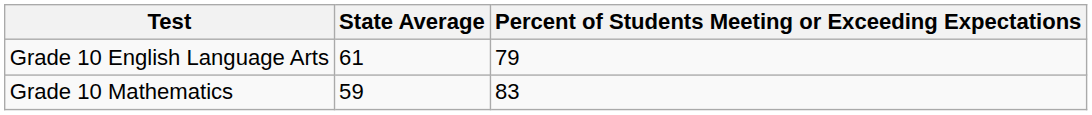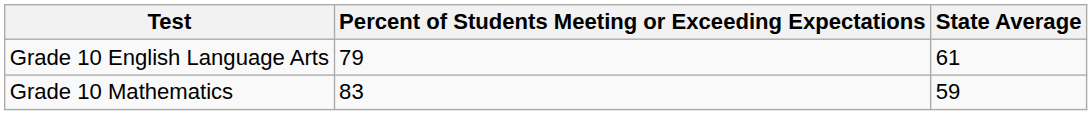columns swapped: (788, 22) <-> (412, 22)
